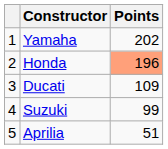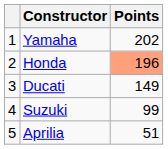(147, 86) 109 -> (147, 86) 149
